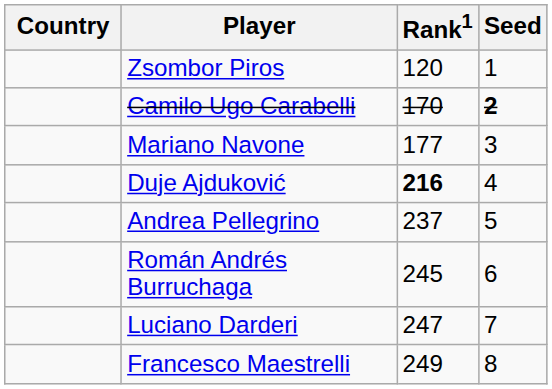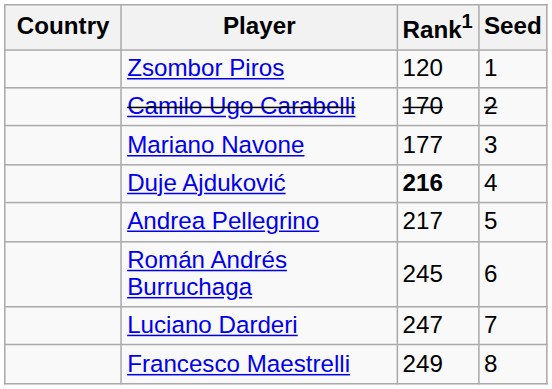(491, 106) bold -> (491, 106) normal
(423, 221) 237 -> (423, 221) 217
